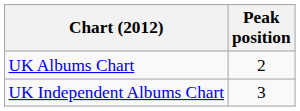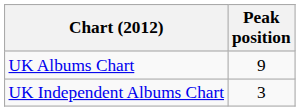(261, 65) 2 -> (261, 65) 9
